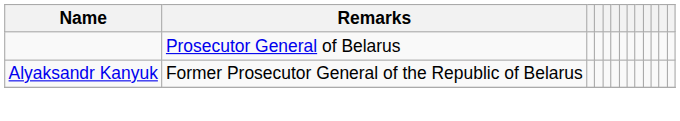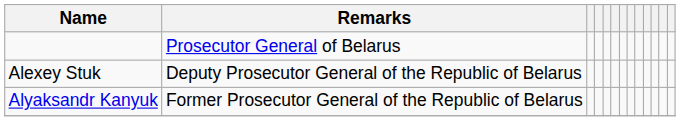+ row: (55, 73)
